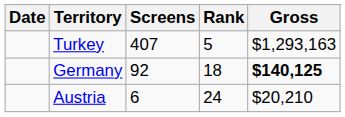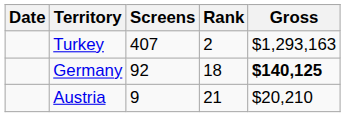(208, 44) 5 -> (208, 44) 2
(135, 97) 6 -> (135, 97) 9
(213, 97) 24 -> (213, 97) 21
